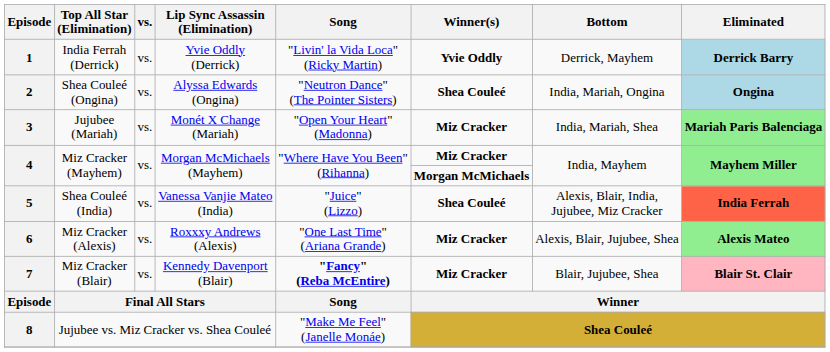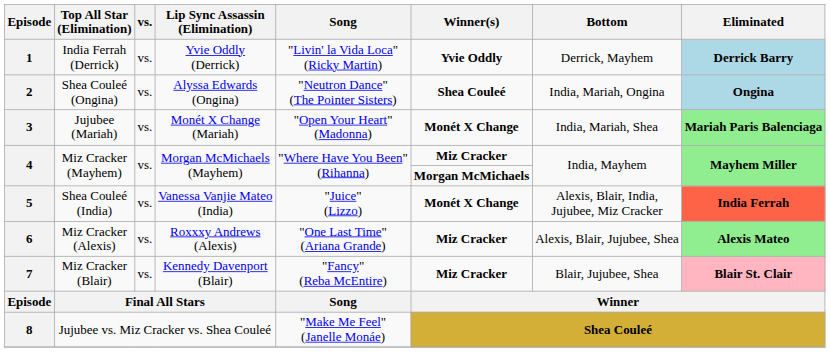(471, 127) Miz Cracker -> (471, 127) Monét X Change
(471, 203) Shea Couleé -> (471, 203) Monét X Change
(343, 273) bold -> (343, 273) normal
